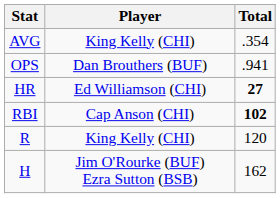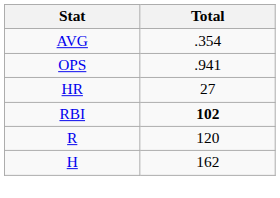- column: (140, 16)
(255, 89) bold -> (208, 89) normal
